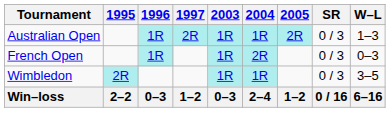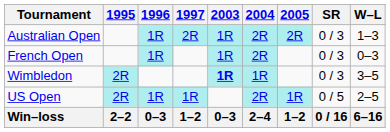(260, 35) 1R -> (260, 35) 2R
(225, 76) normal -> (225, 76) bold
+ row: (34, 96)
